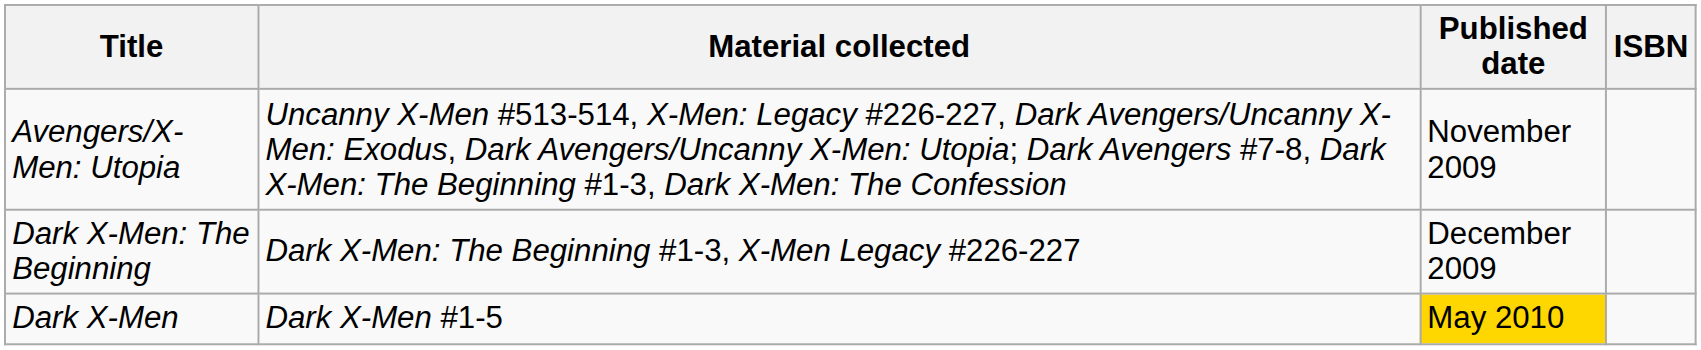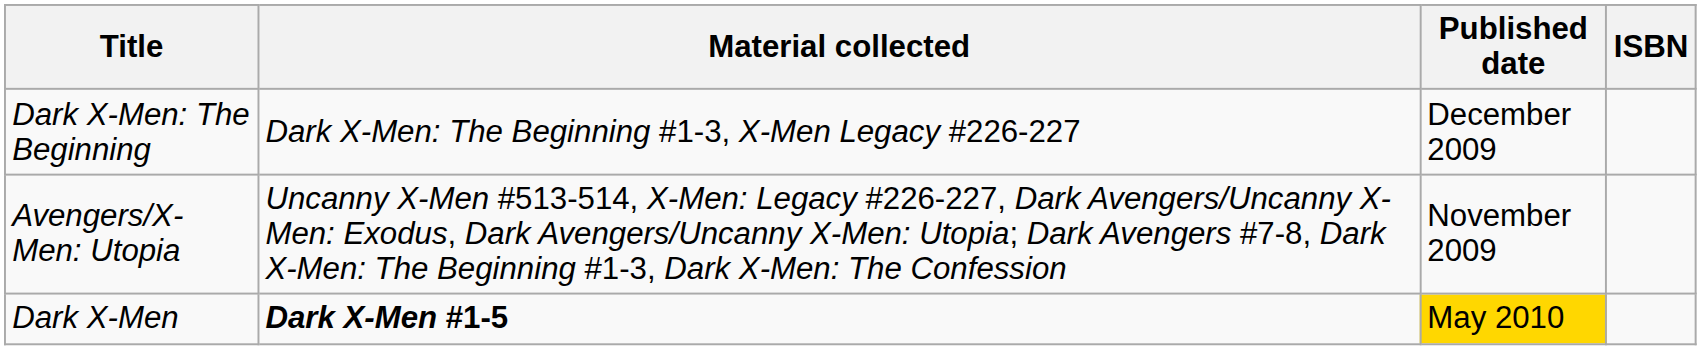rows swapped: (131, 251) <-> (98, 148)
(384, 318) normal -> (387, 318) bold
